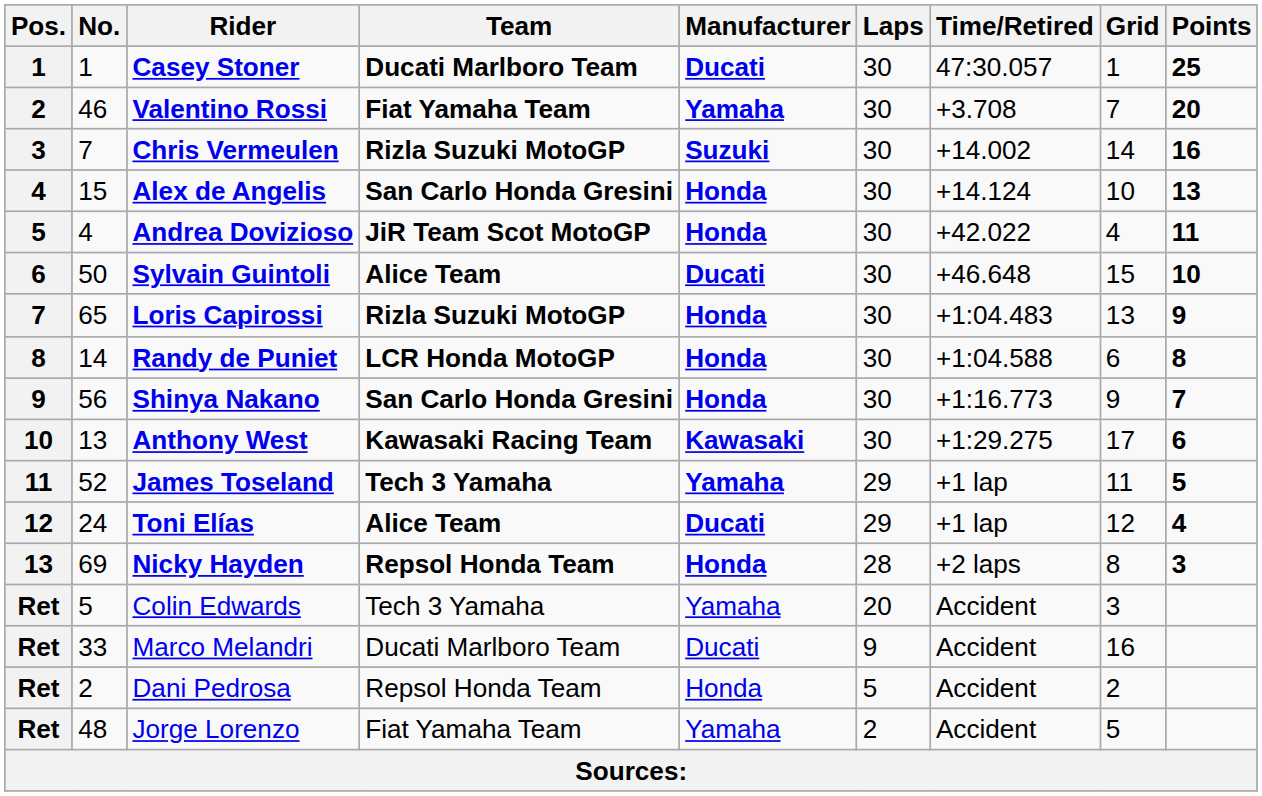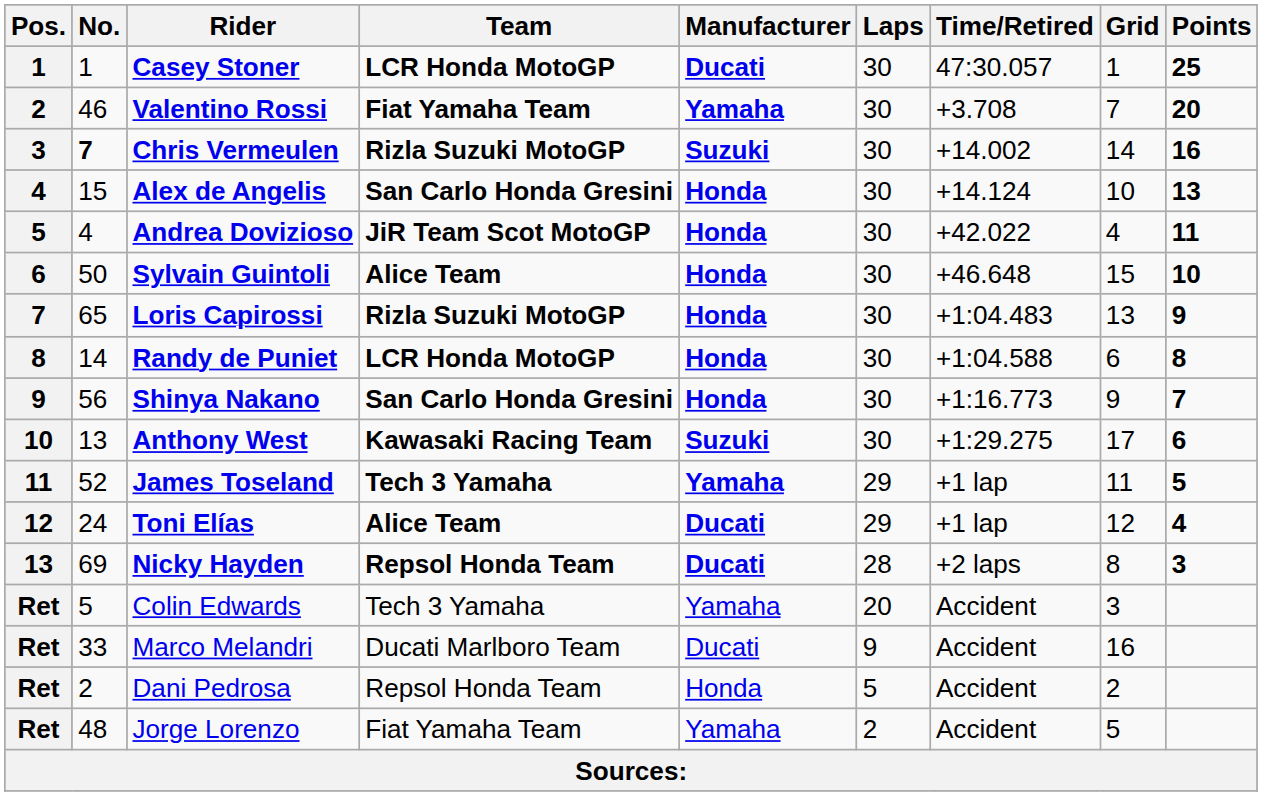(501, 67) Ducati Marlboro Team -> (490, 67) LCR Honda MotoGP
(86, 150) normal -> (86, 150) bold
(725, 274) Ducati -> (726, 274) Honda
(745, 440) Kawasaki -> (727, 440) Suzuki
(726, 564) Honda -> (725, 564) Ducati
